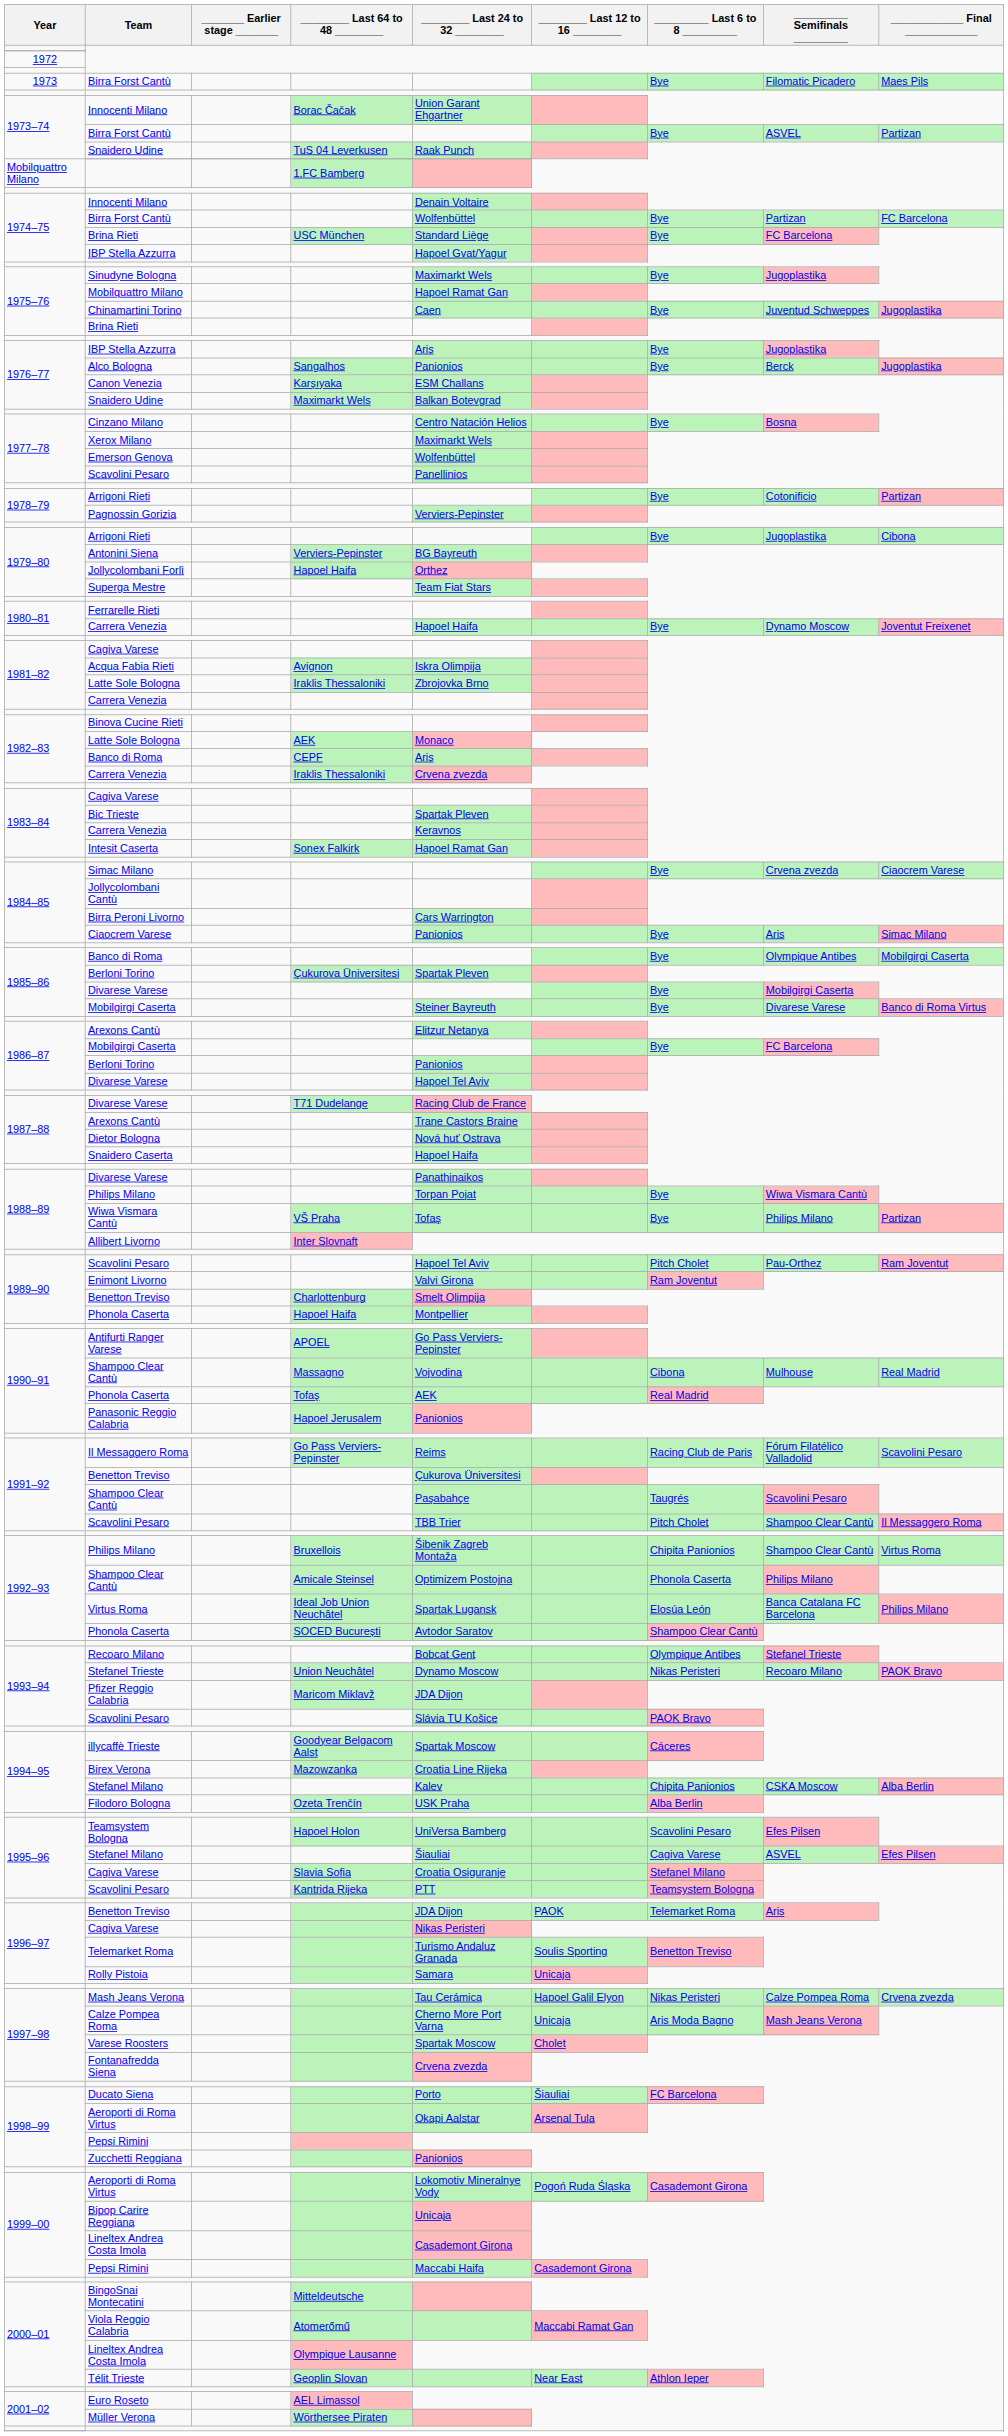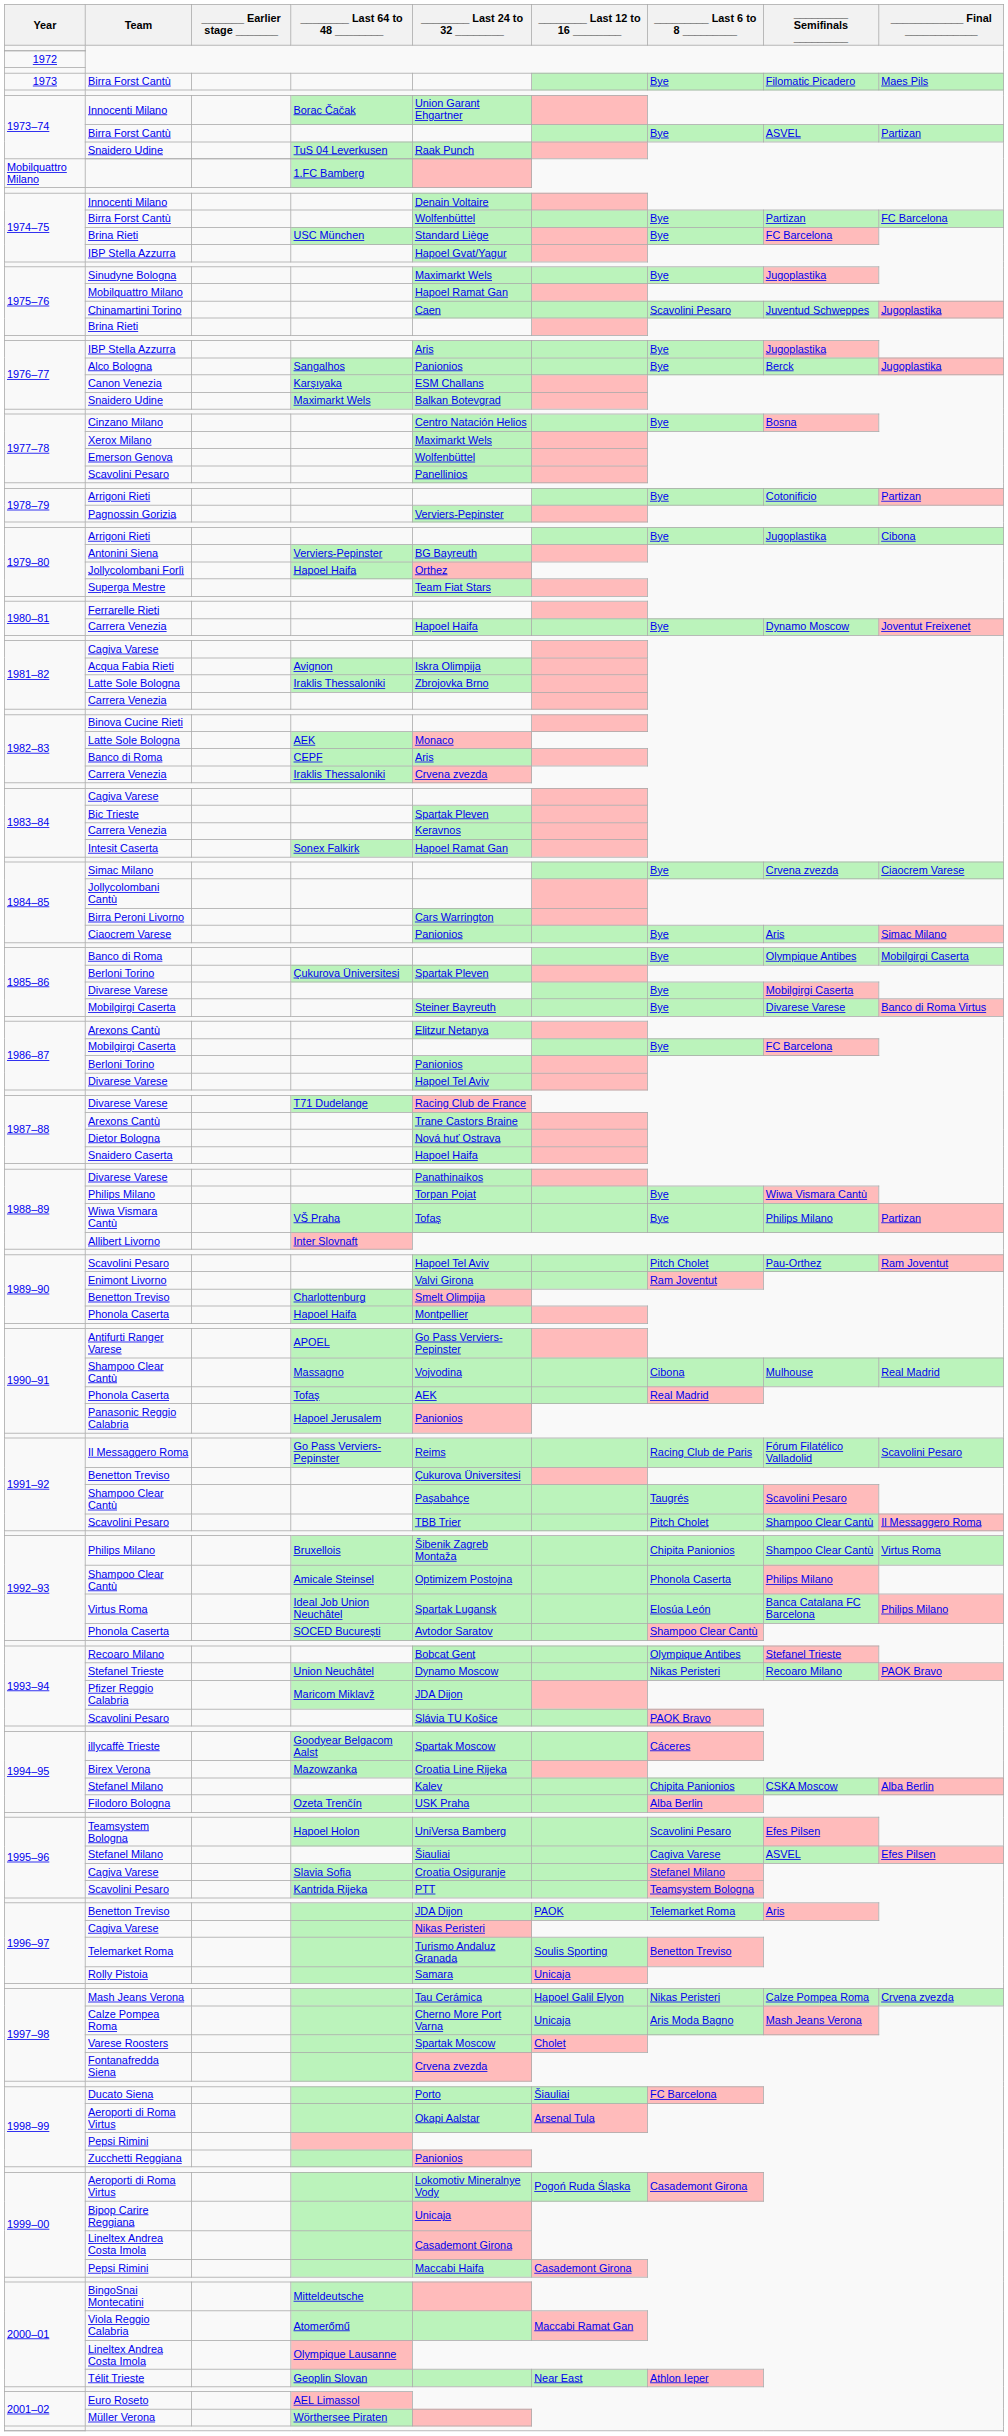(659, 309) Bye -> (691, 309) Scavolini Pesaro
